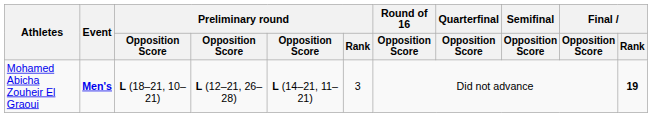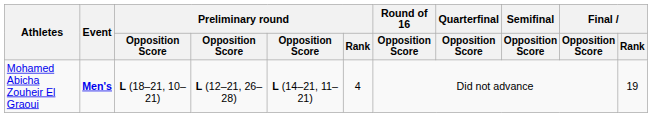(358, 87) 3 -> (358, 87) 4
(632, 87) bold -> (632, 87) normal
